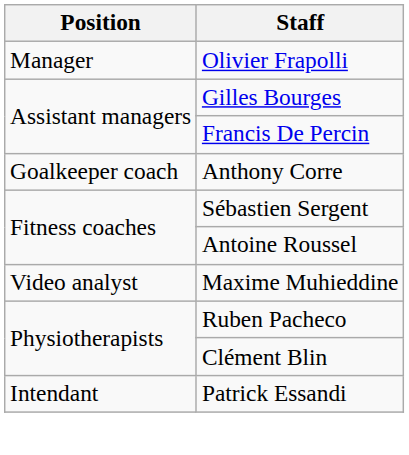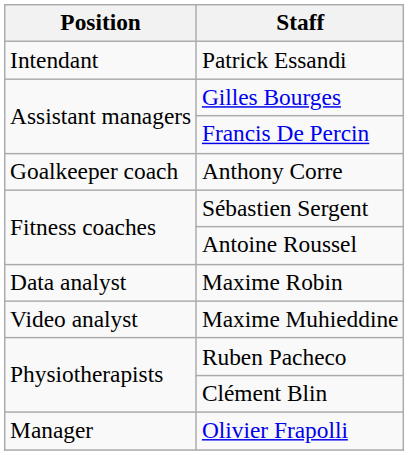rows swapped: (275, 60) <-> (274, 393)
+ row: (272, 282)
